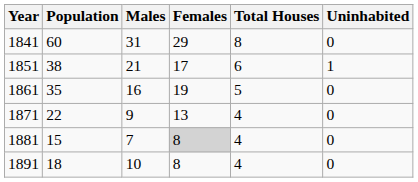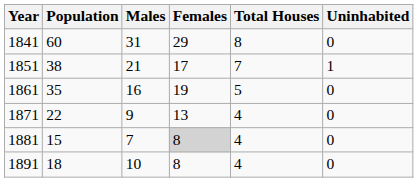(238, 66) 6 -> (238, 66) 7
